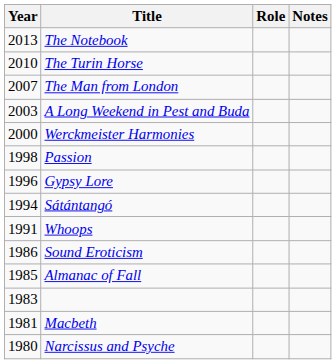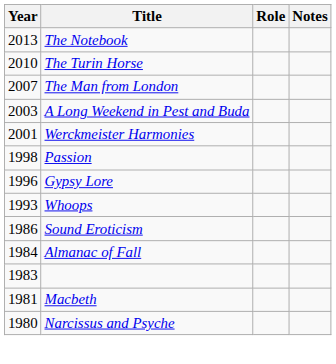(23, 134) 2000 -> (23, 134) 2001
- row: (78, 205)
(23, 228) 1991 -> (23, 205) 1993
(23, 275) 1985 -> (23, 252) 1984
